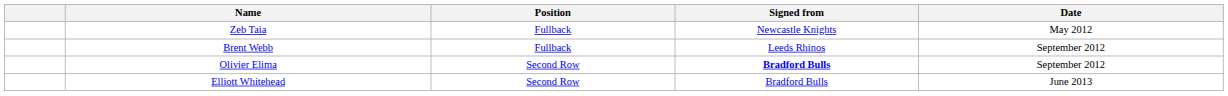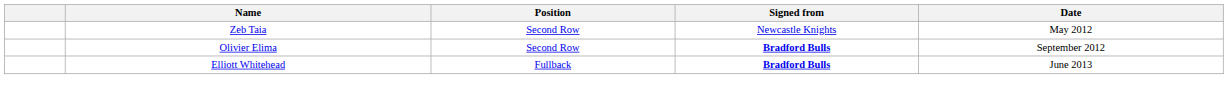(553, 30) Fullback -> (553, 30) Second Row
- row: (248, 47)
(553, 81) Second Row -> (553, 64) Fullback
(797, 81) normal -> (797, 64) bold
